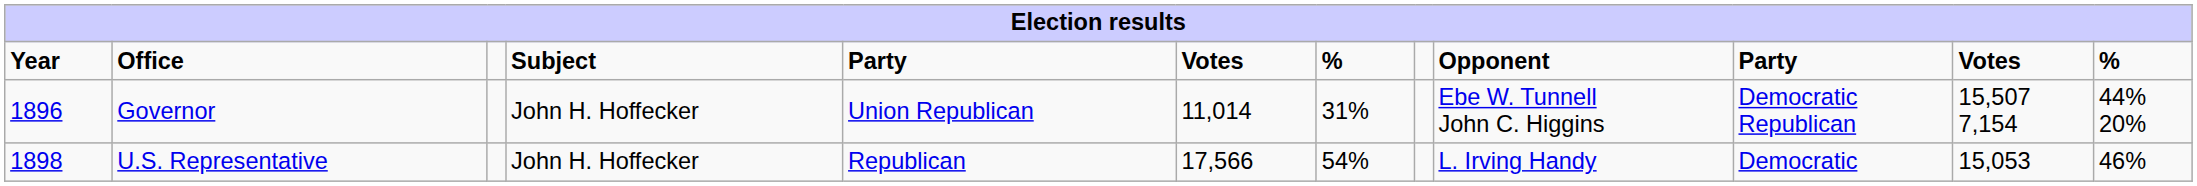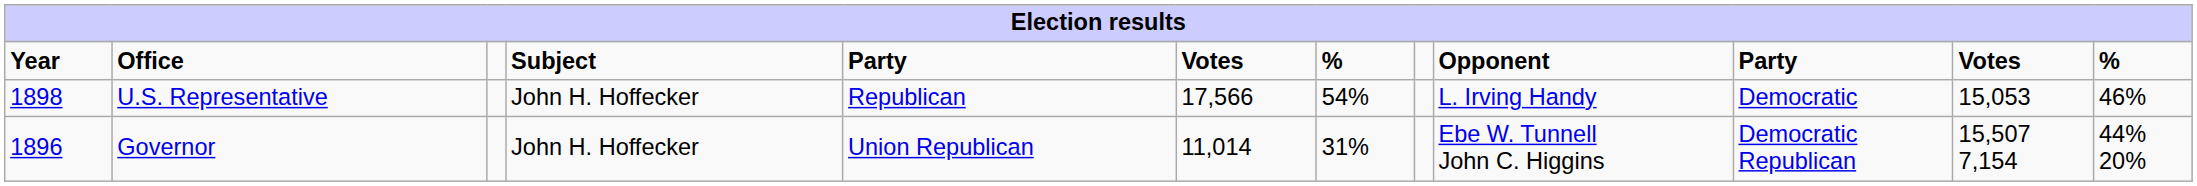rows swapped: (166, 110) <-> (223, 161)
